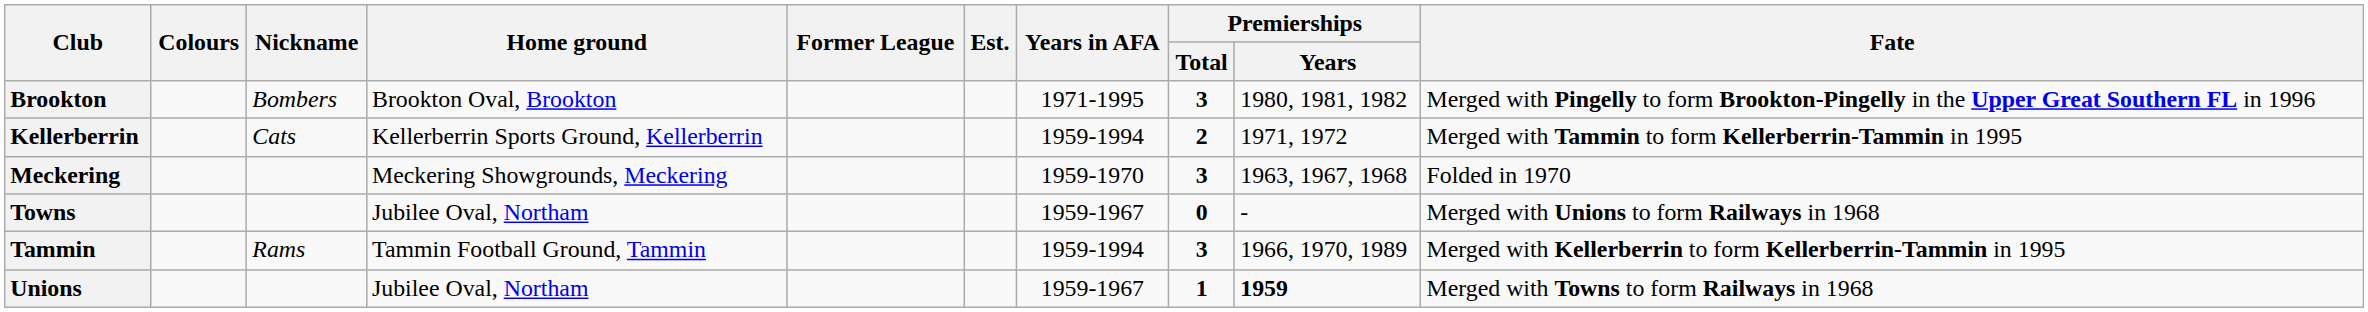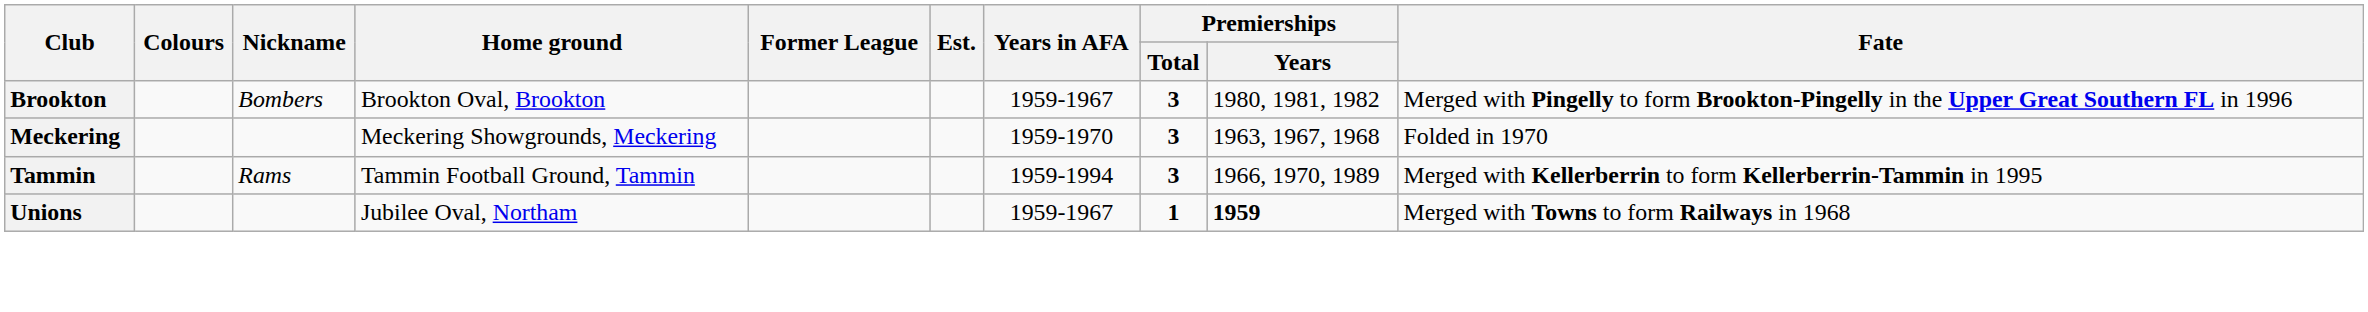(1092, 99) 1971-1995 -> (1061, 99) 1959-1967
- row: (74, 136)
- row: (43, 212)
